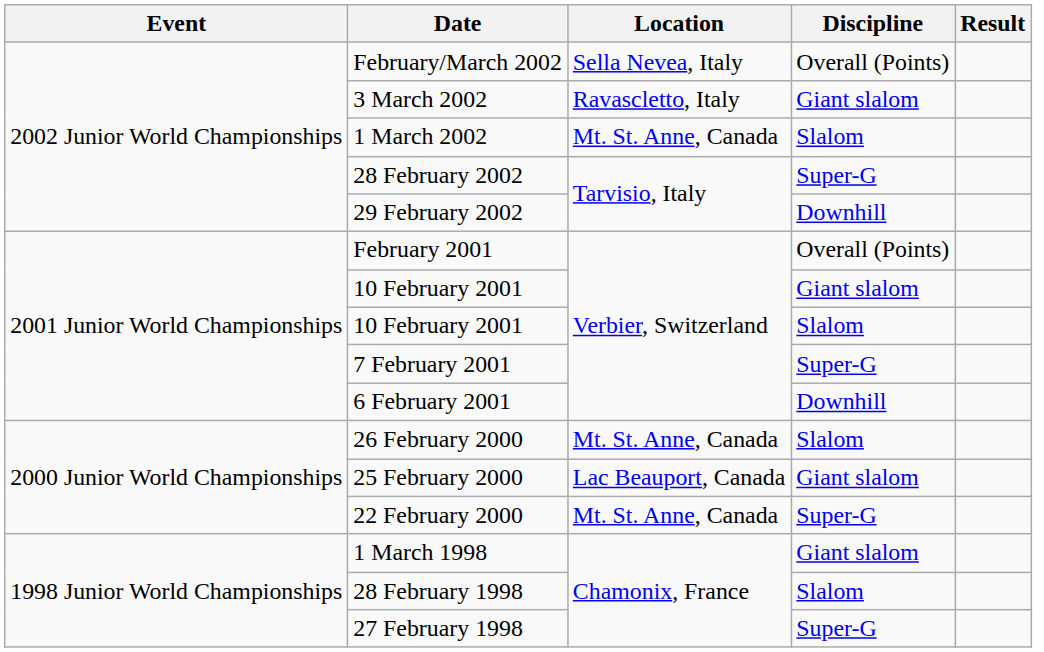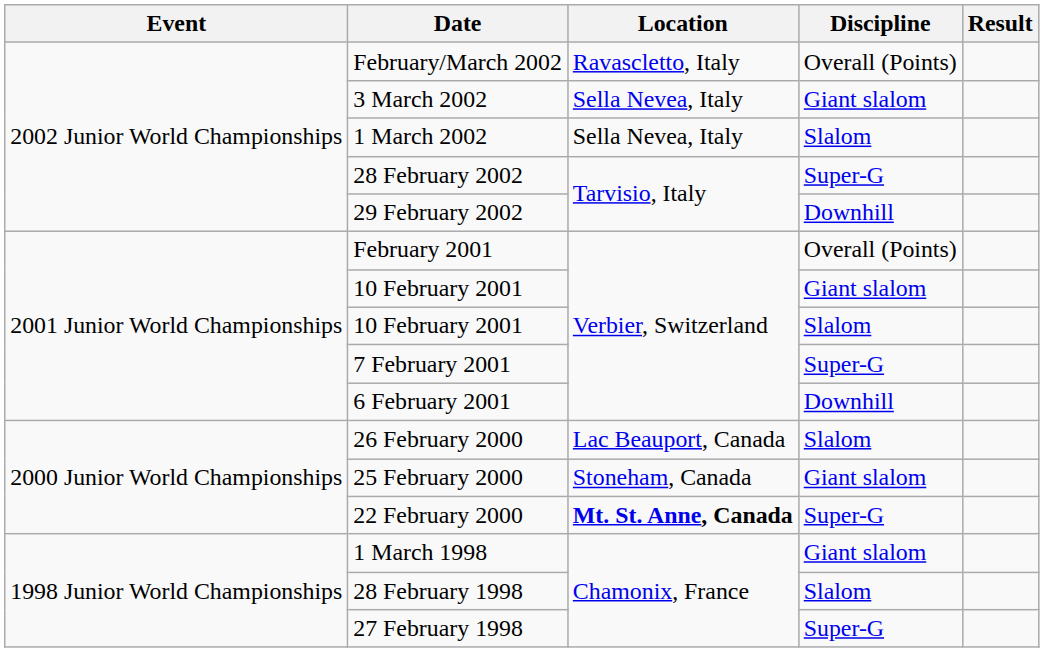(658, 61) Sella Nevea, Italy -> (656, 61) Ravascletto, Italy
(656, 99) Ravascletto, Italy -> (658, 99) Sella Nevea, Italy
(676, 136) Mt. St. Anne, Canada -> (658, 136) Sella Nevea, Italy
(676, 439) Mt. St. Anne, Canada -> (679, 439) Lac Beauport, Canada
(679, 477) Lac Beauport, Canada -> (662, 477) Stoneham, Canada
(676, 514) normal -> (683, 514) bold
